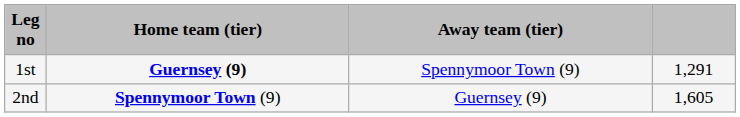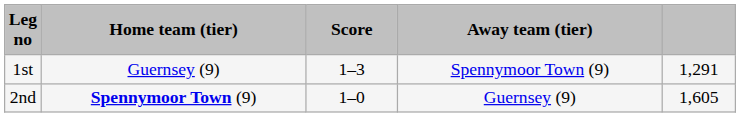+ column: (352, 29)
(198, 69) bold -> (174, 69) normal
